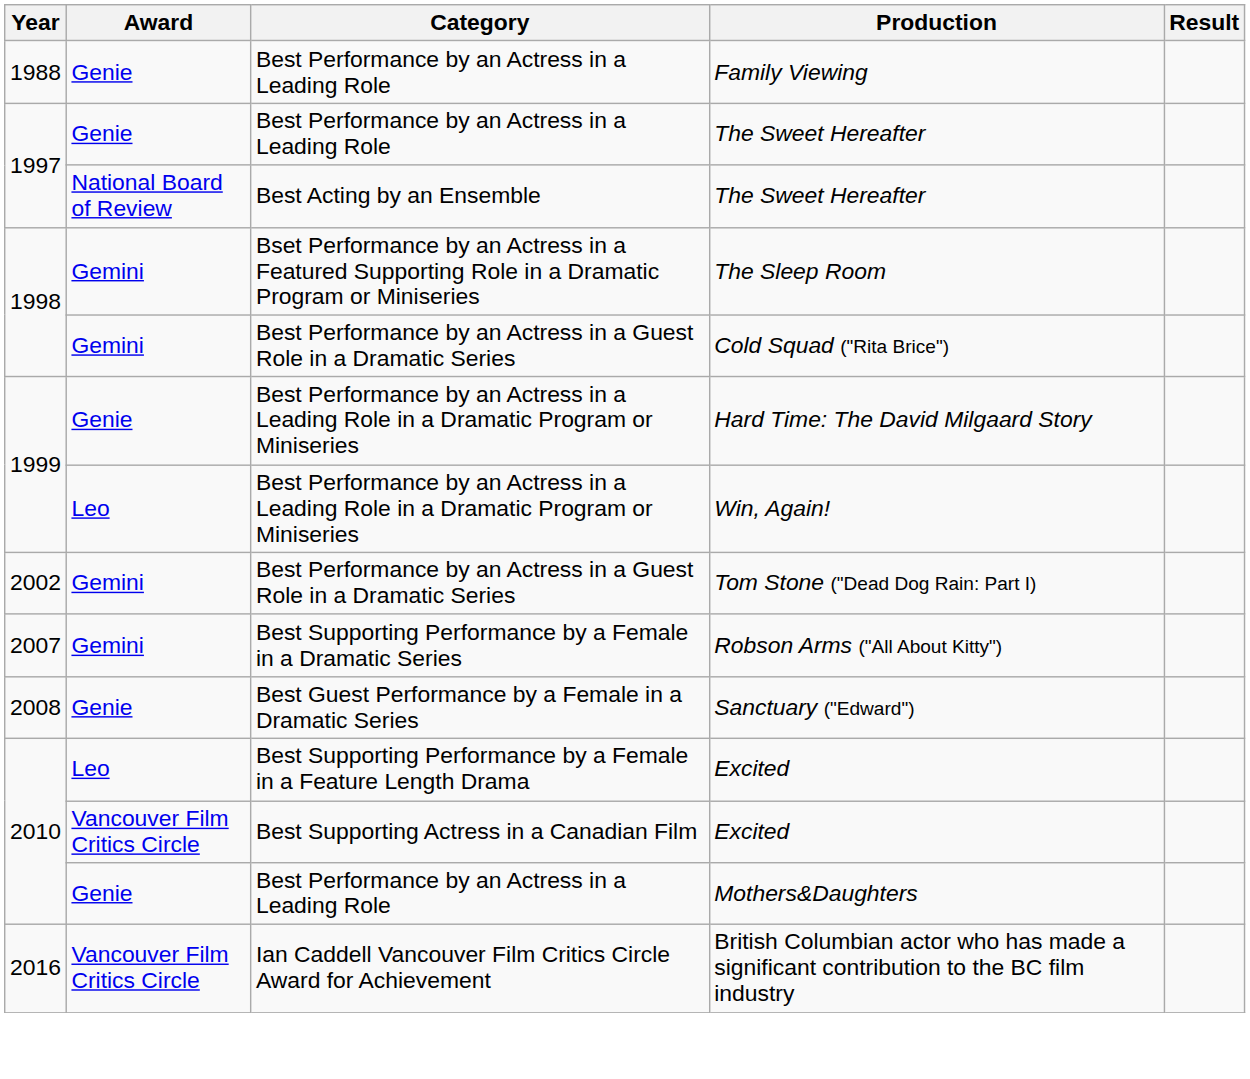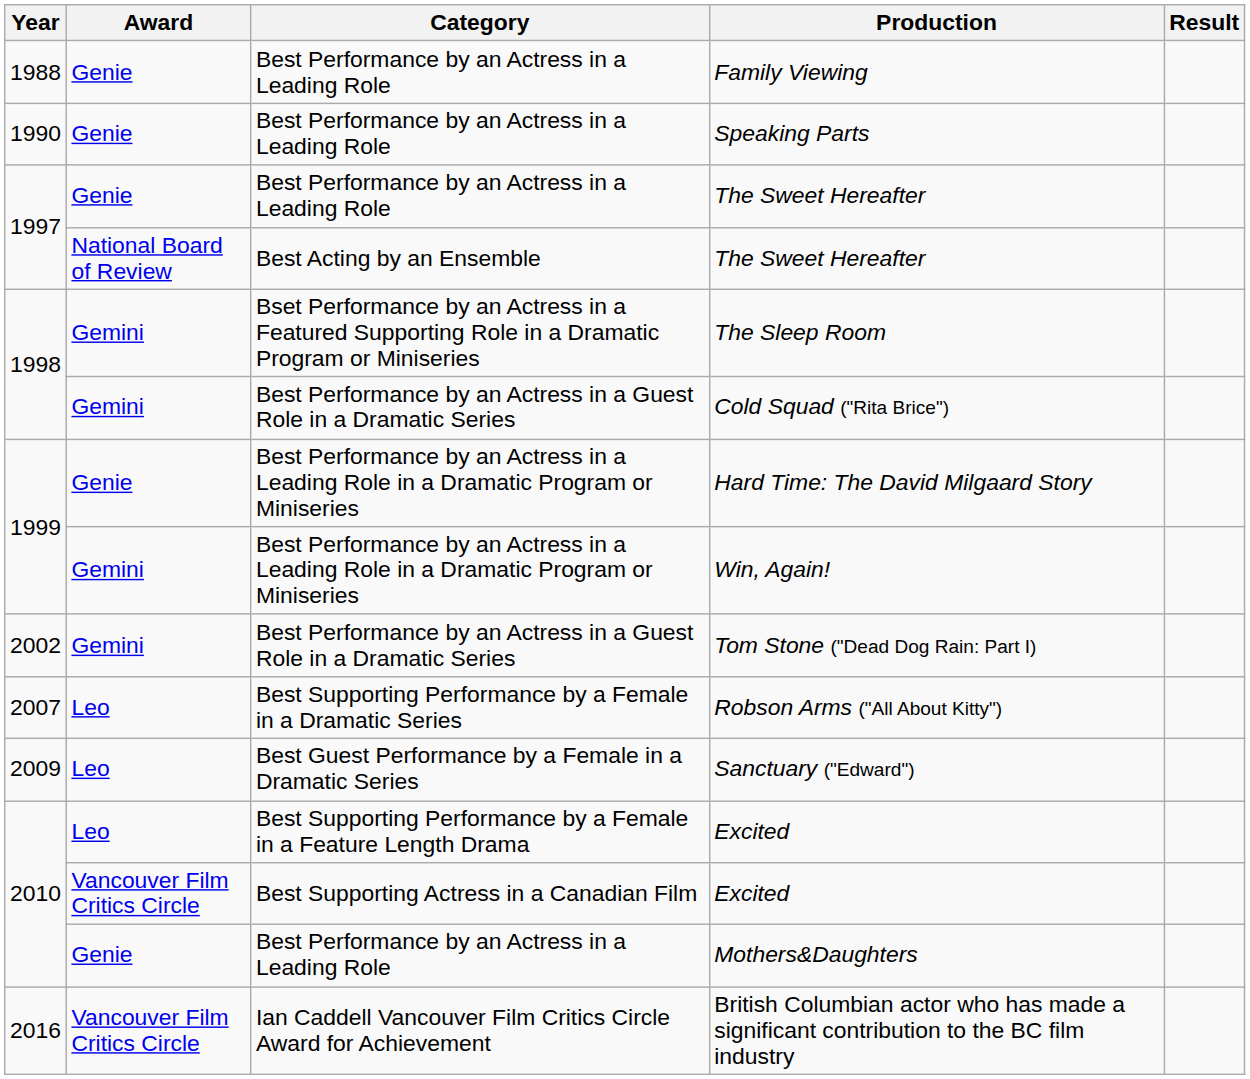+ row: (441, 133)
(91, 508) Leo -> (108, 570) Gemini
(108, 645) Gemini -> (91, 707) Leo
(35, 707) 2008 -> (35, 769) 2009
(102, 707) Genie -> (91, 769) Leo
